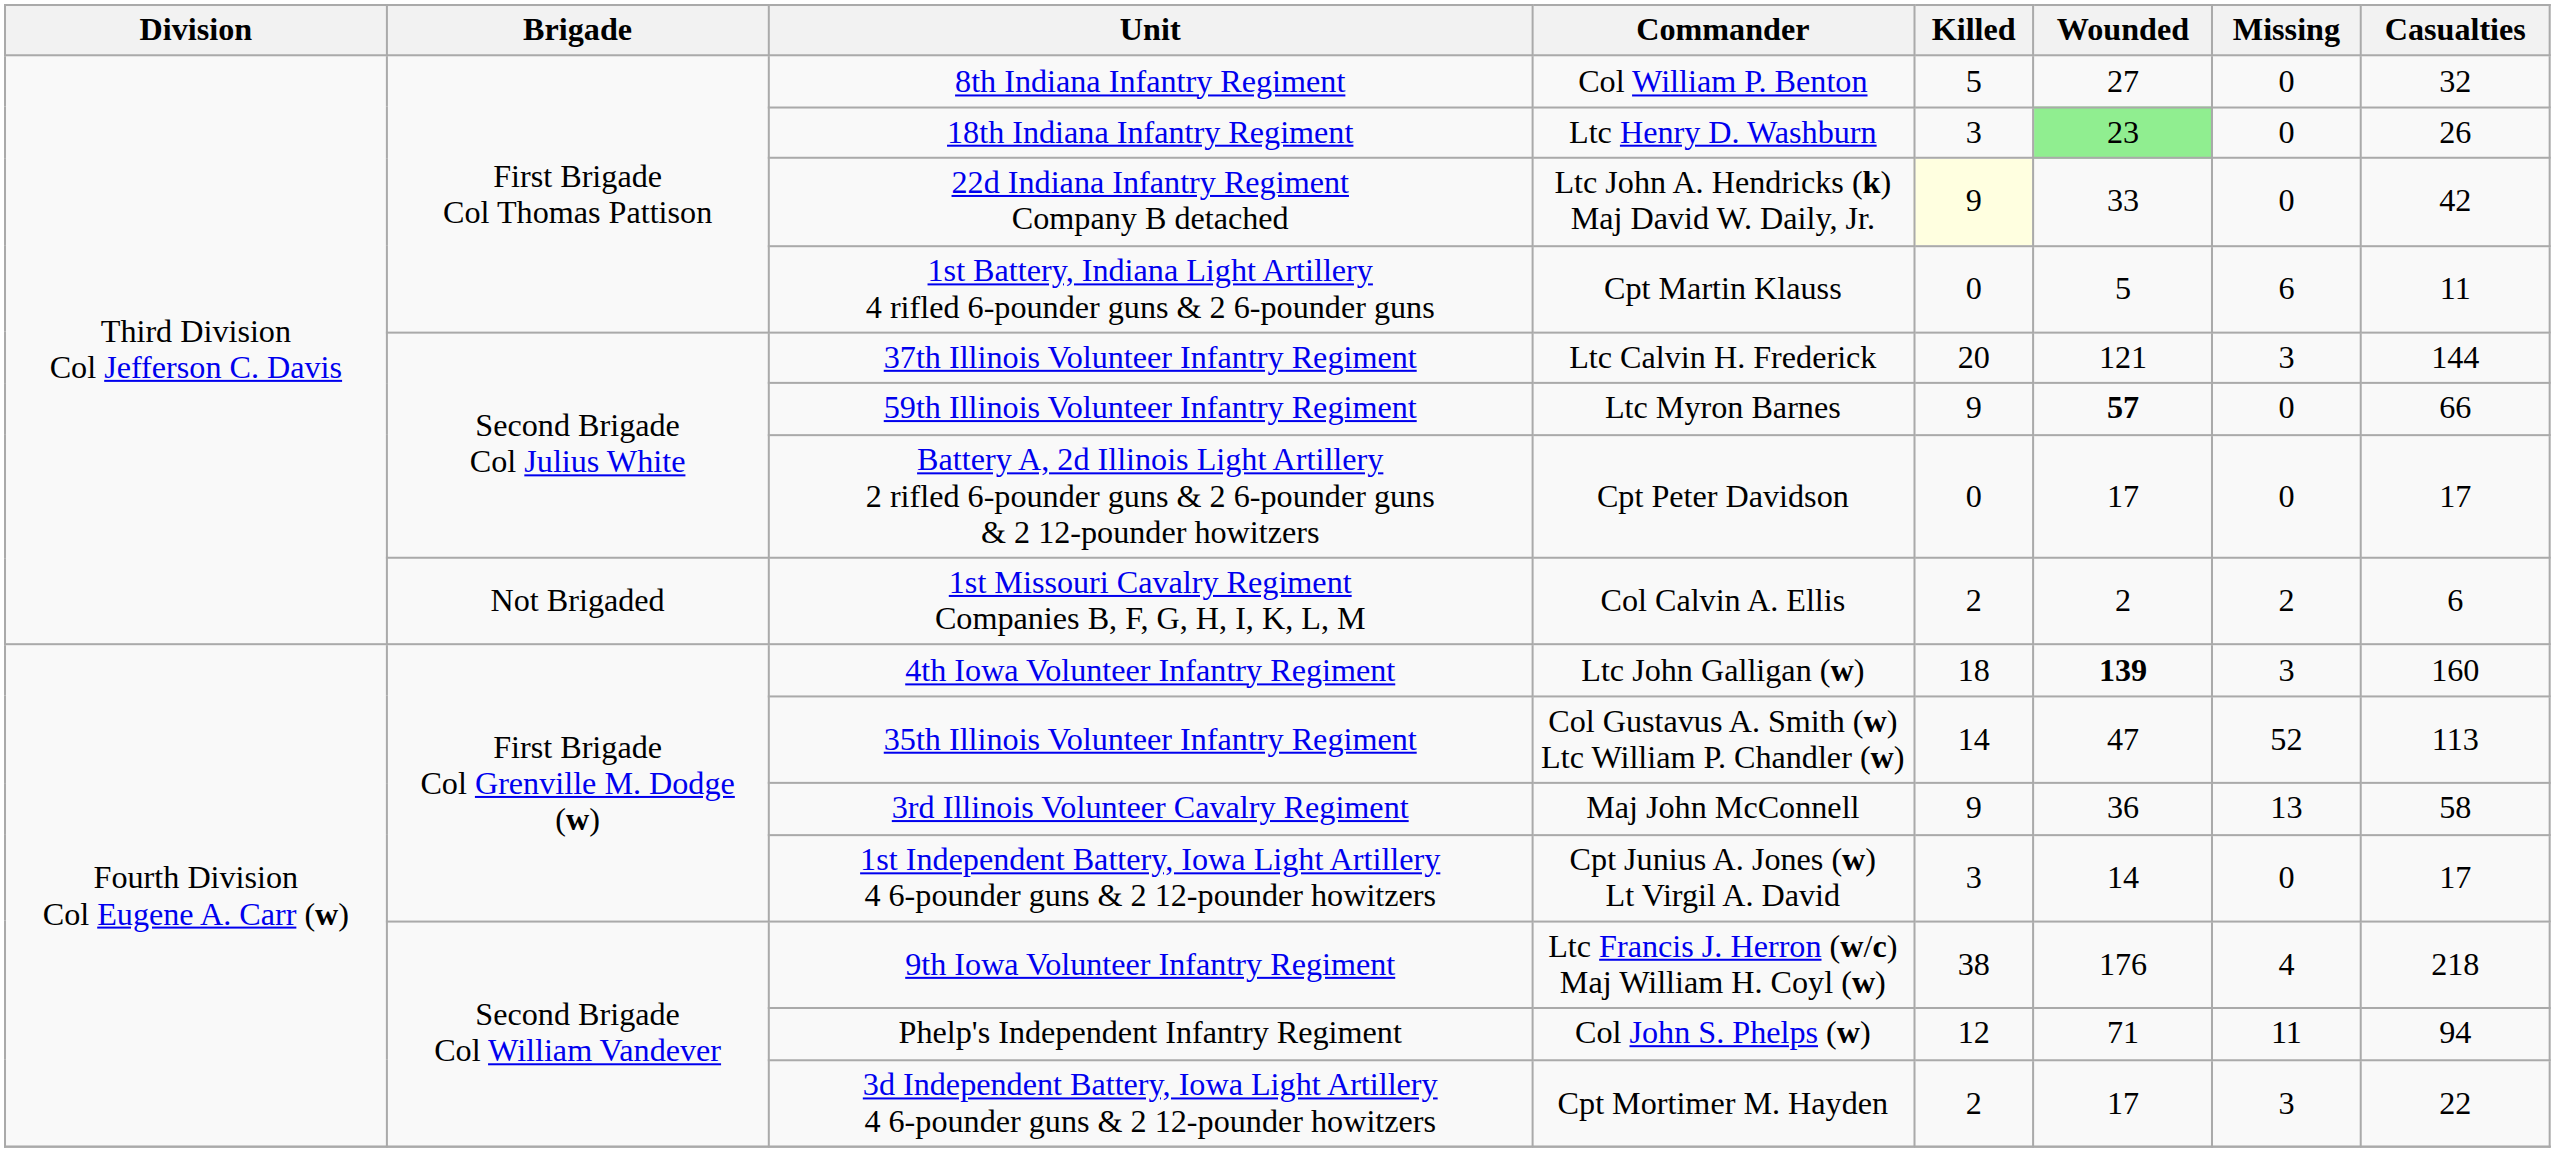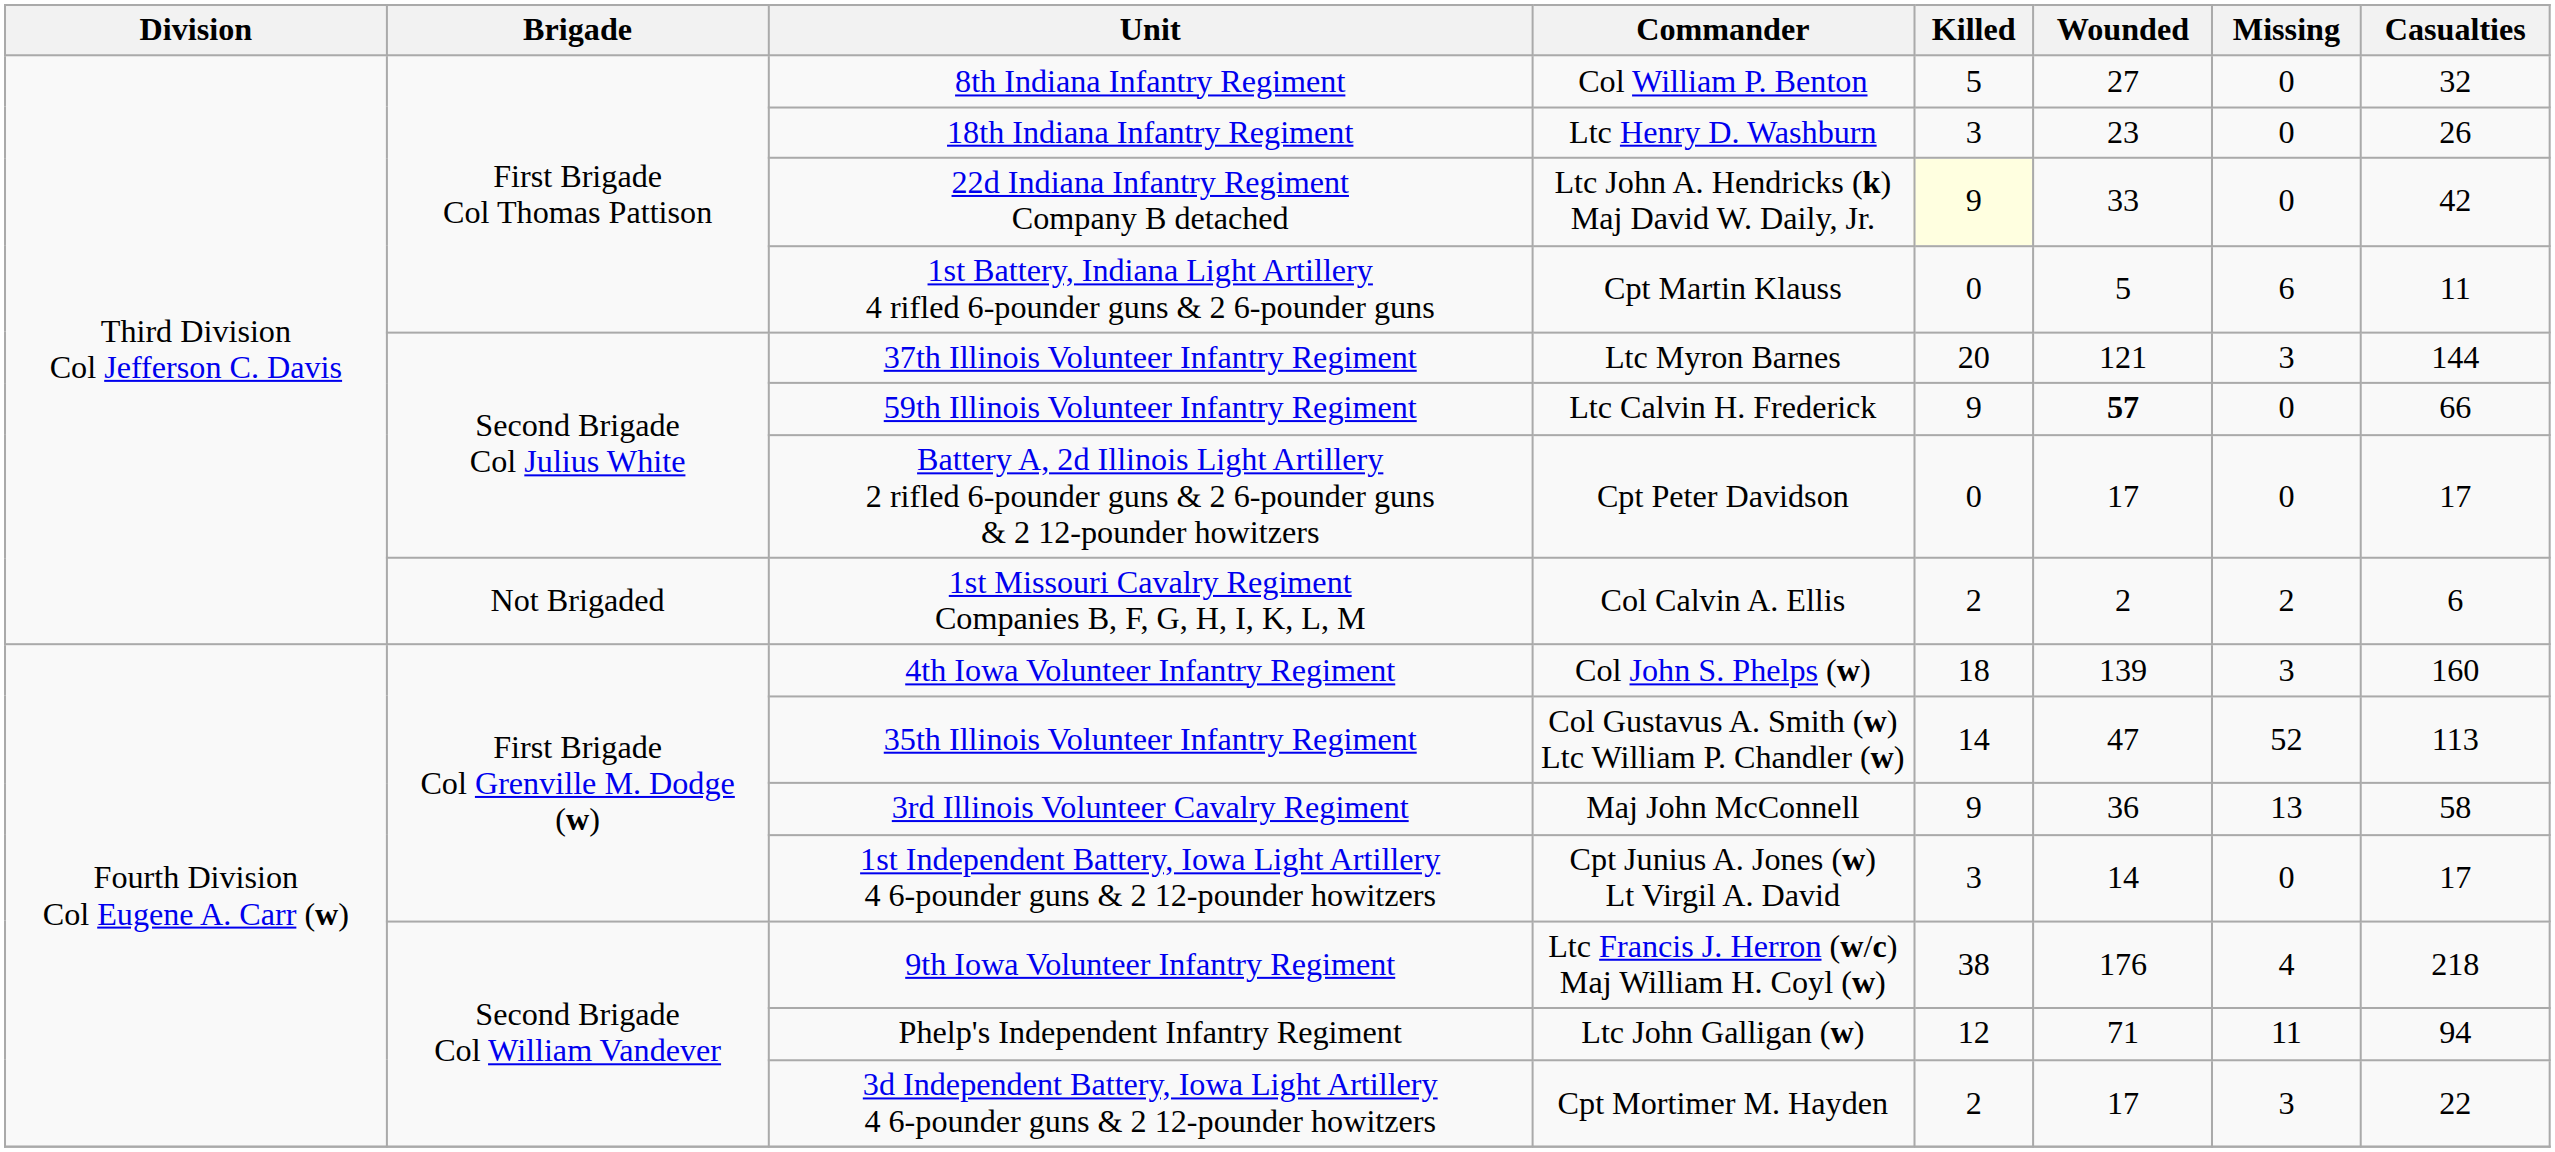(2123, 132) lightgreen background -> (2123, 132) no background
(1723, 357) Ltc Calvin H. Frederick -> (1723, 357) Ltc Myron Barnes
(1723, 408) Ltc Myron Barnes -> (1723, 408) Ltc Calvin H. Frederick
(1723, 669) Ltc John Galligan (w) -> (1723, 669) Col John S. Phelps (w)
(2123, 669) bold -> (2123, 669) normal
(1723, 1033) Col John S. Phelps (w) -> (1723, 1033) Ltc John Galligan (w)
